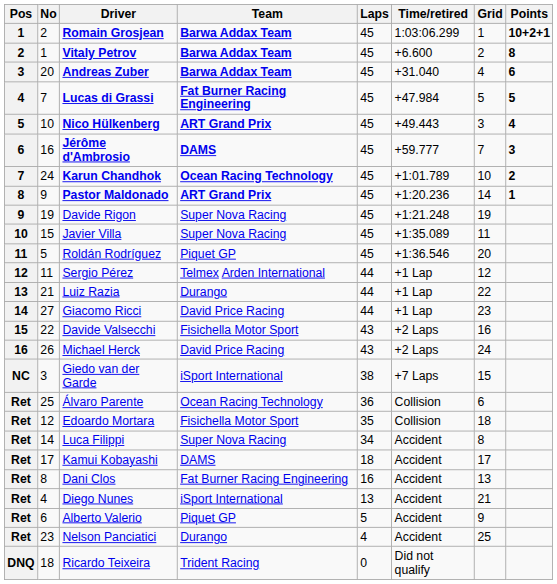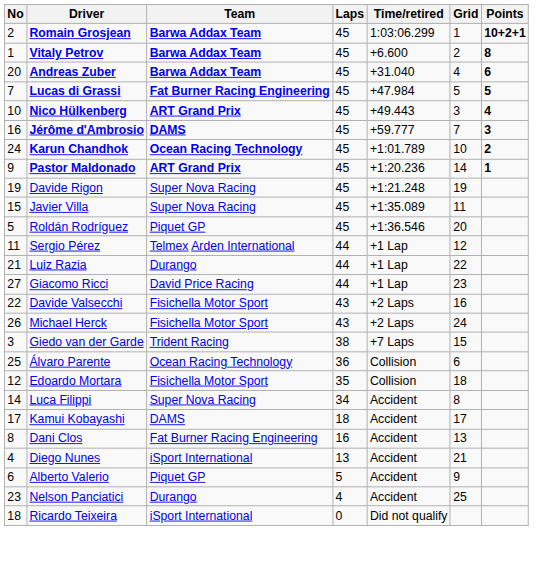- column: (21, 14)
(232, 349) David Price Racing -> (209, 322) Fisichella Motor Sport
(231, 375) iSport International -> (189, 342) Trident Racing
(220, 563) Trident Racing -> (201, 515) iSport International
